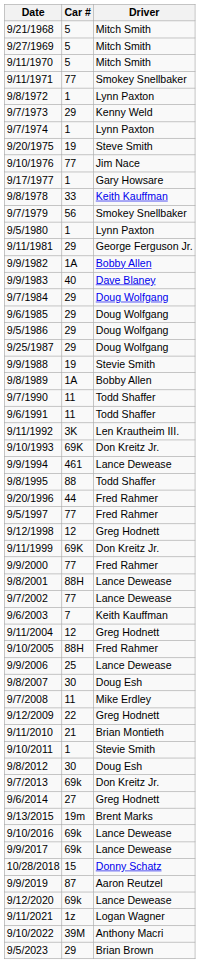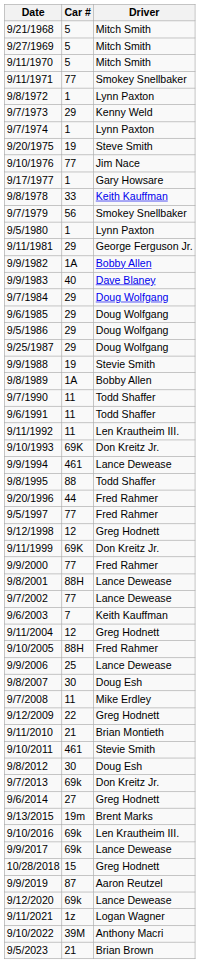(71, 431) 3K -> (70, 431) 11
(67, 749) 1 -> (73, 749) 461
(134, 833) Lance Dewease -> (137, 833) Len Krautheim III.
(129, 866) Donny Schatz -> (127, 866) Greg Hodnett
(70, 950) 29 -> (70, 950) 21
